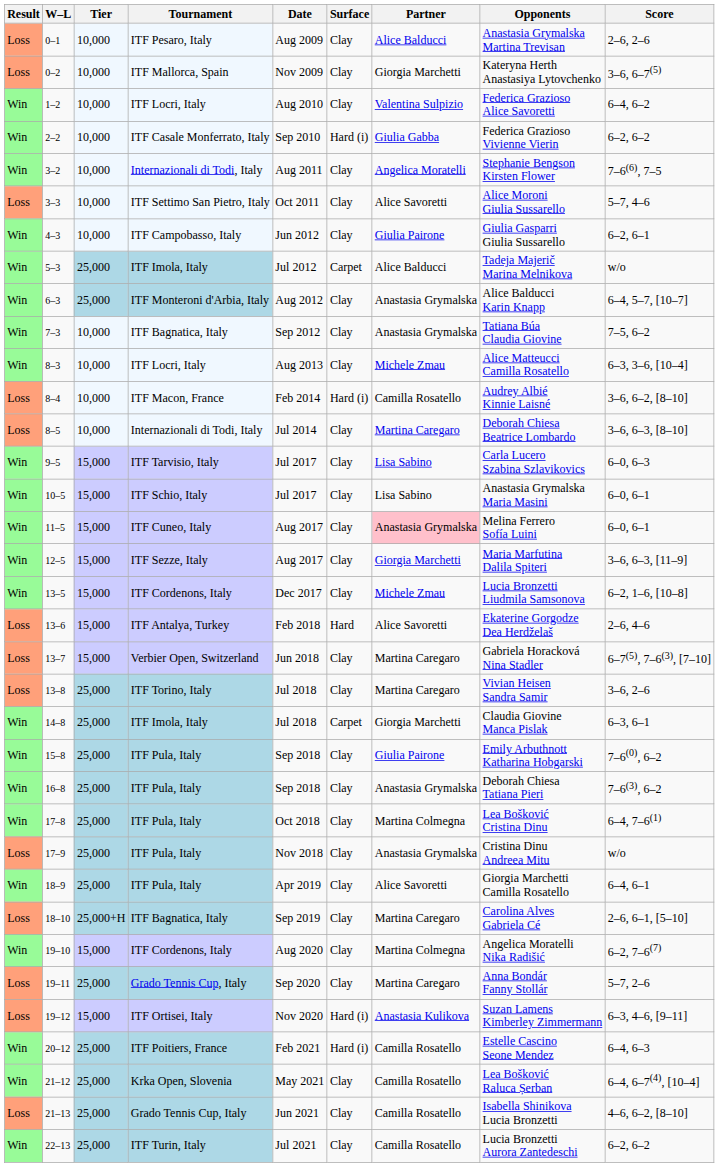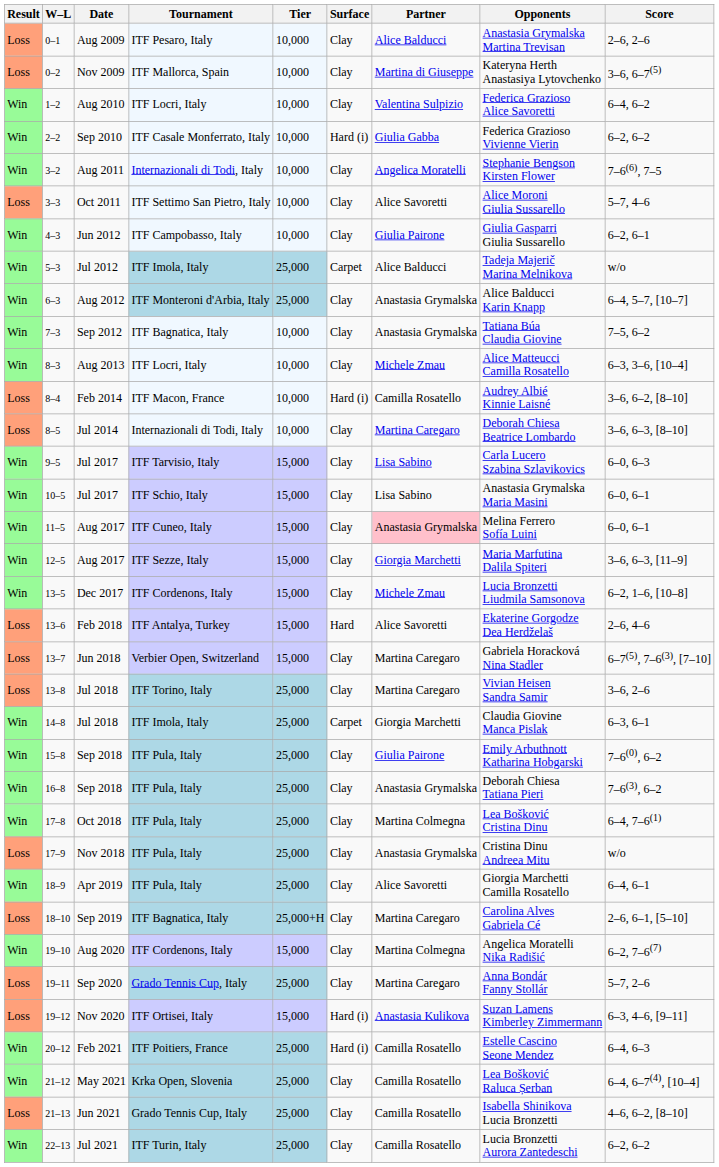columns swapped: (300, 14) <-> (101, 14)
(418, 72) Giorgia Marchetti -> (424, 72) Martina di Giuseppe
